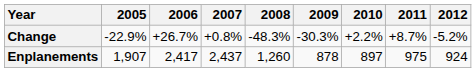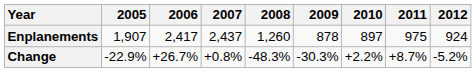rows swapped: (53, 57) <-> (32, 36)
